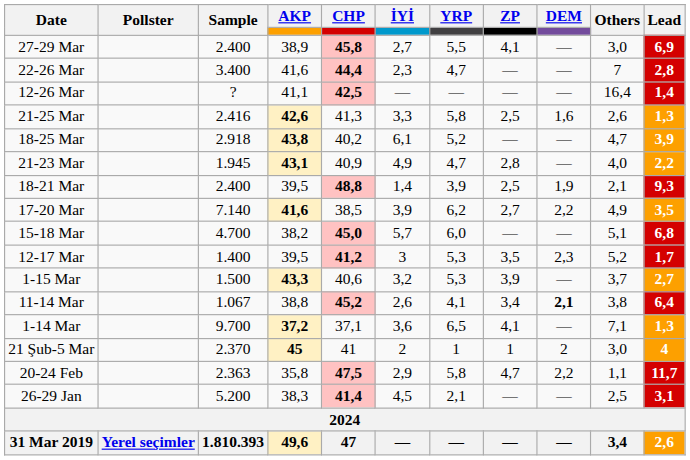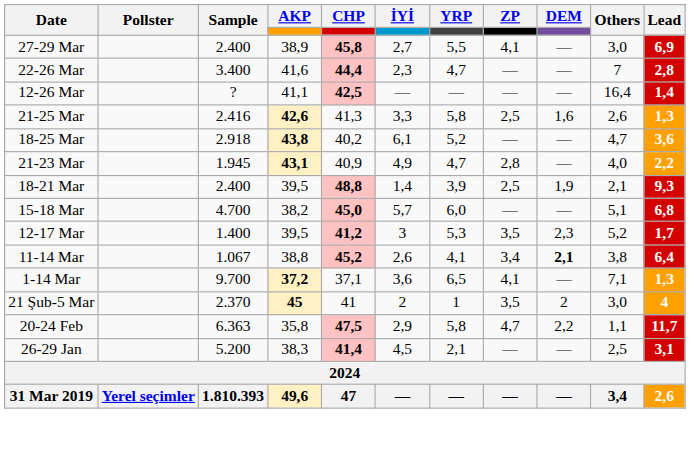(664, 139) 3,9 -> (664, 139) 3,6
- row: (51, 209)
- row: (51, 279)
(510, 349) 1 -> (510, 302) 3,5
(233, 372) 2.363 -> (233, 325) 6.363
